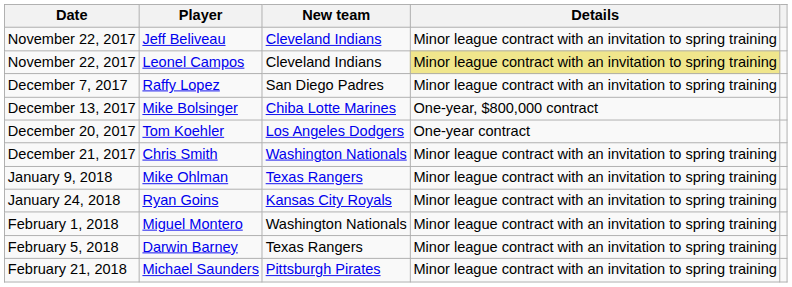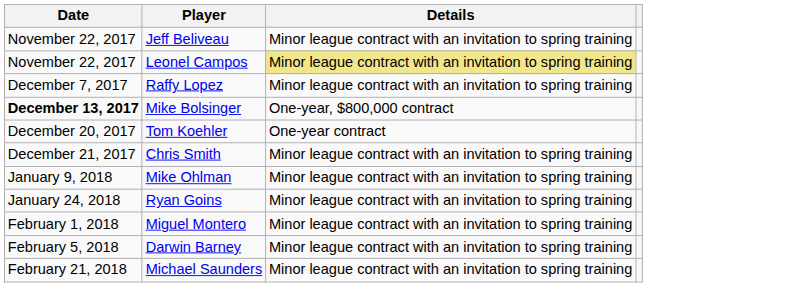- column: (336, 16)
(72, 108) normal -> (73, 108) bold
